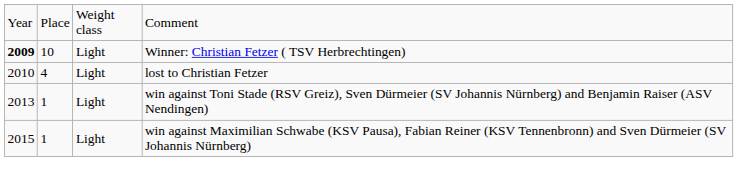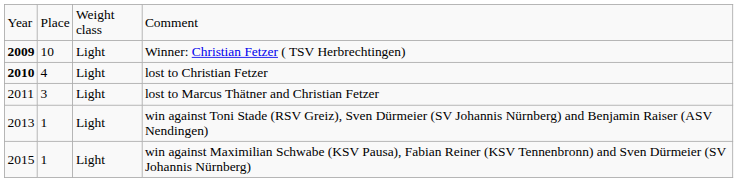(21, 72) normal -> (21, 72) bold
+ row: (262, 94)
